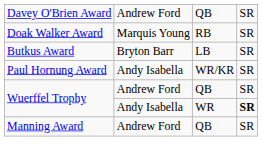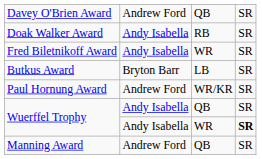(153, 32) Marquis Young -> (155, 32) Andy Isabella
+ row: (62, 51)
(150, 70) Andy Isabella -> (154, 88) Andrew Ford
(149, 88) Andrew Ford -> (155, 107) Andy Isabella
